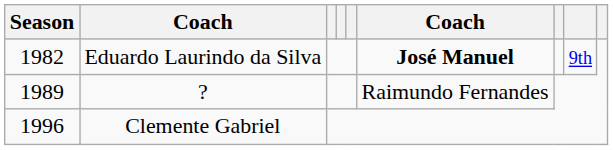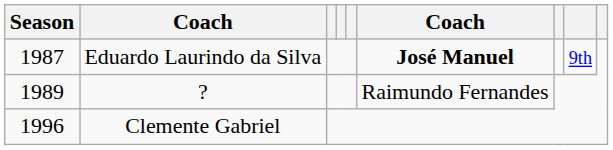(42, 56) 1982 -> (42, 56) 1987
